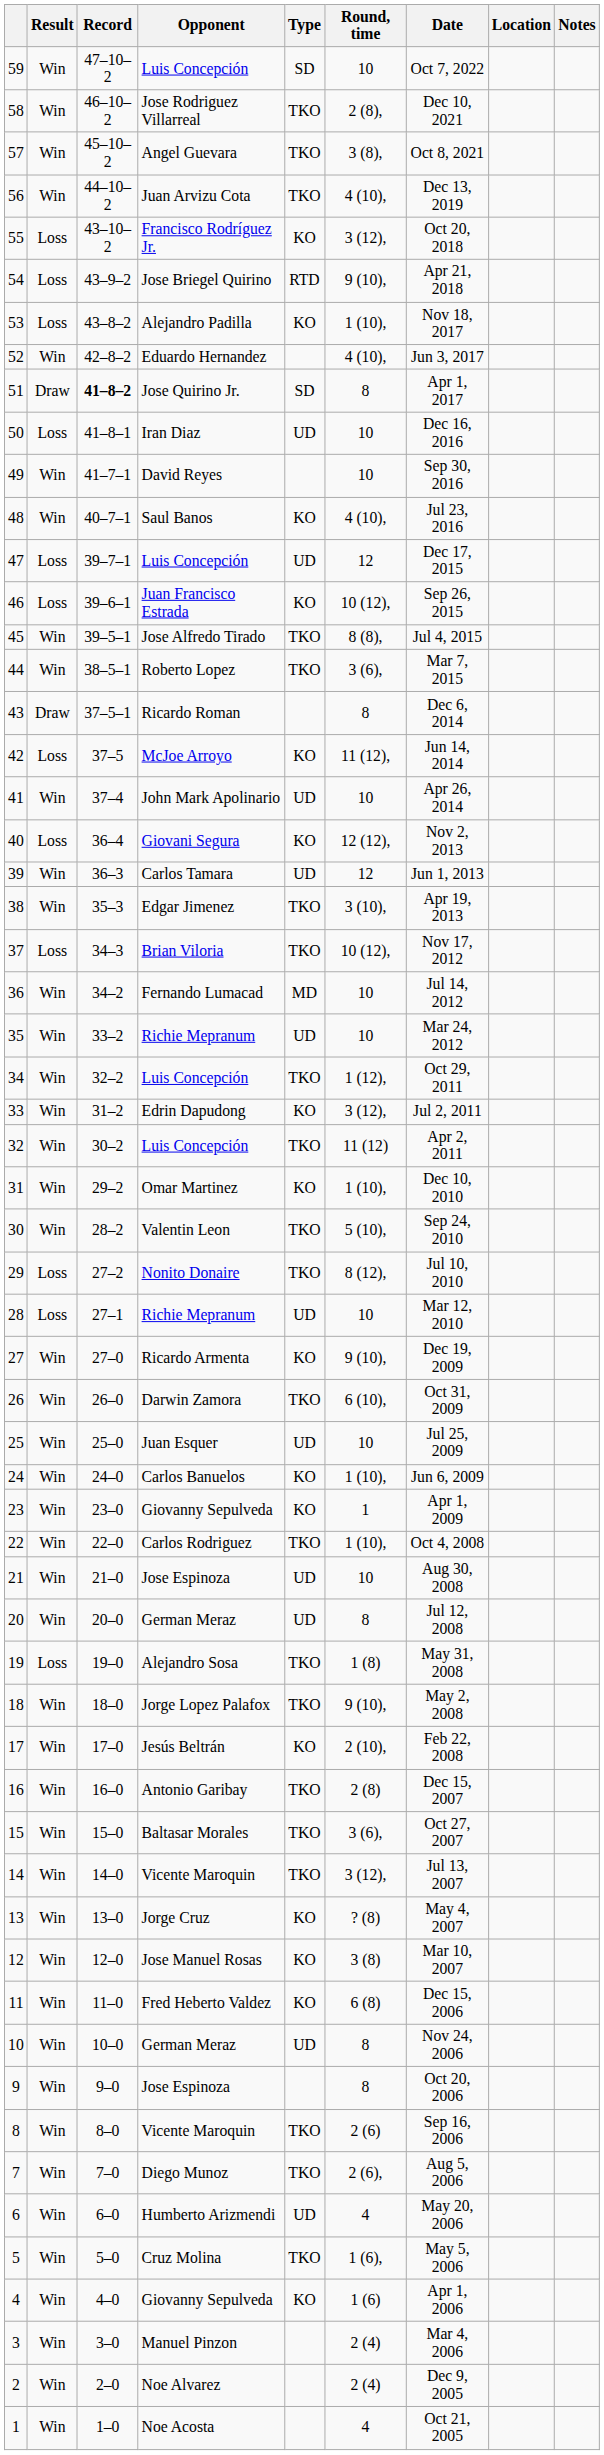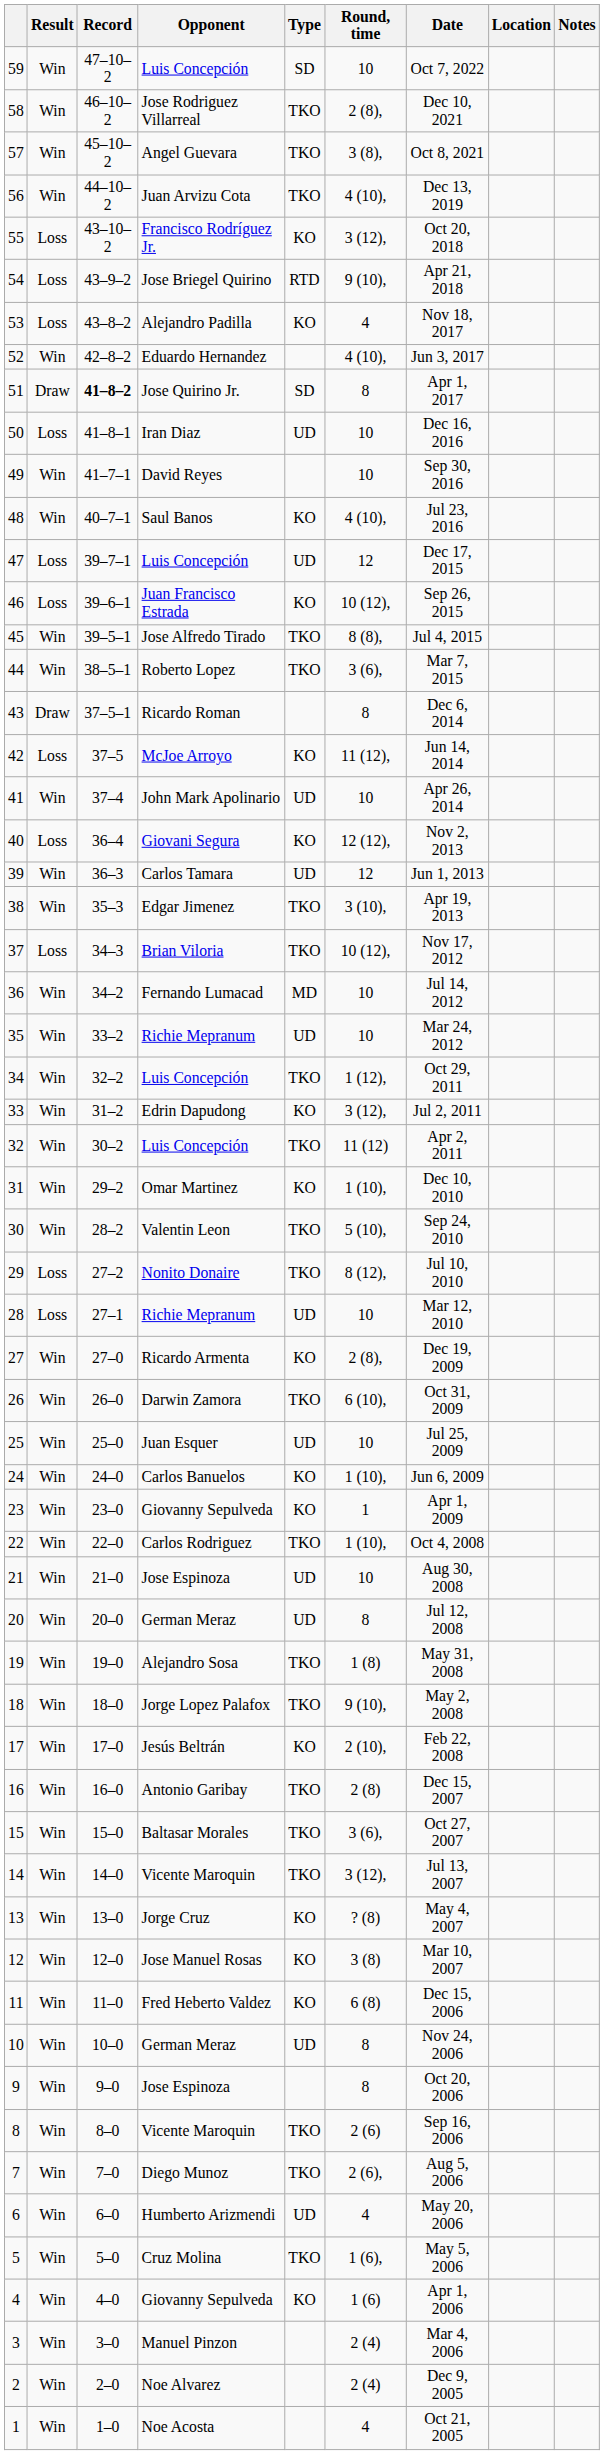(366, 323) 1 (10), -> (366, 323) 4
(366, 1357) 9 (10), -> (366, 1357) 2 (8),
(52, 1662) Loss -> (52, 1662) Win
